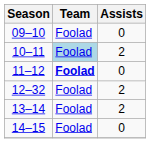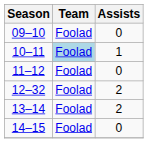(122, 52) 2 -> (119, 52) 1
(75, 71) bold -> (74, 71) normal
